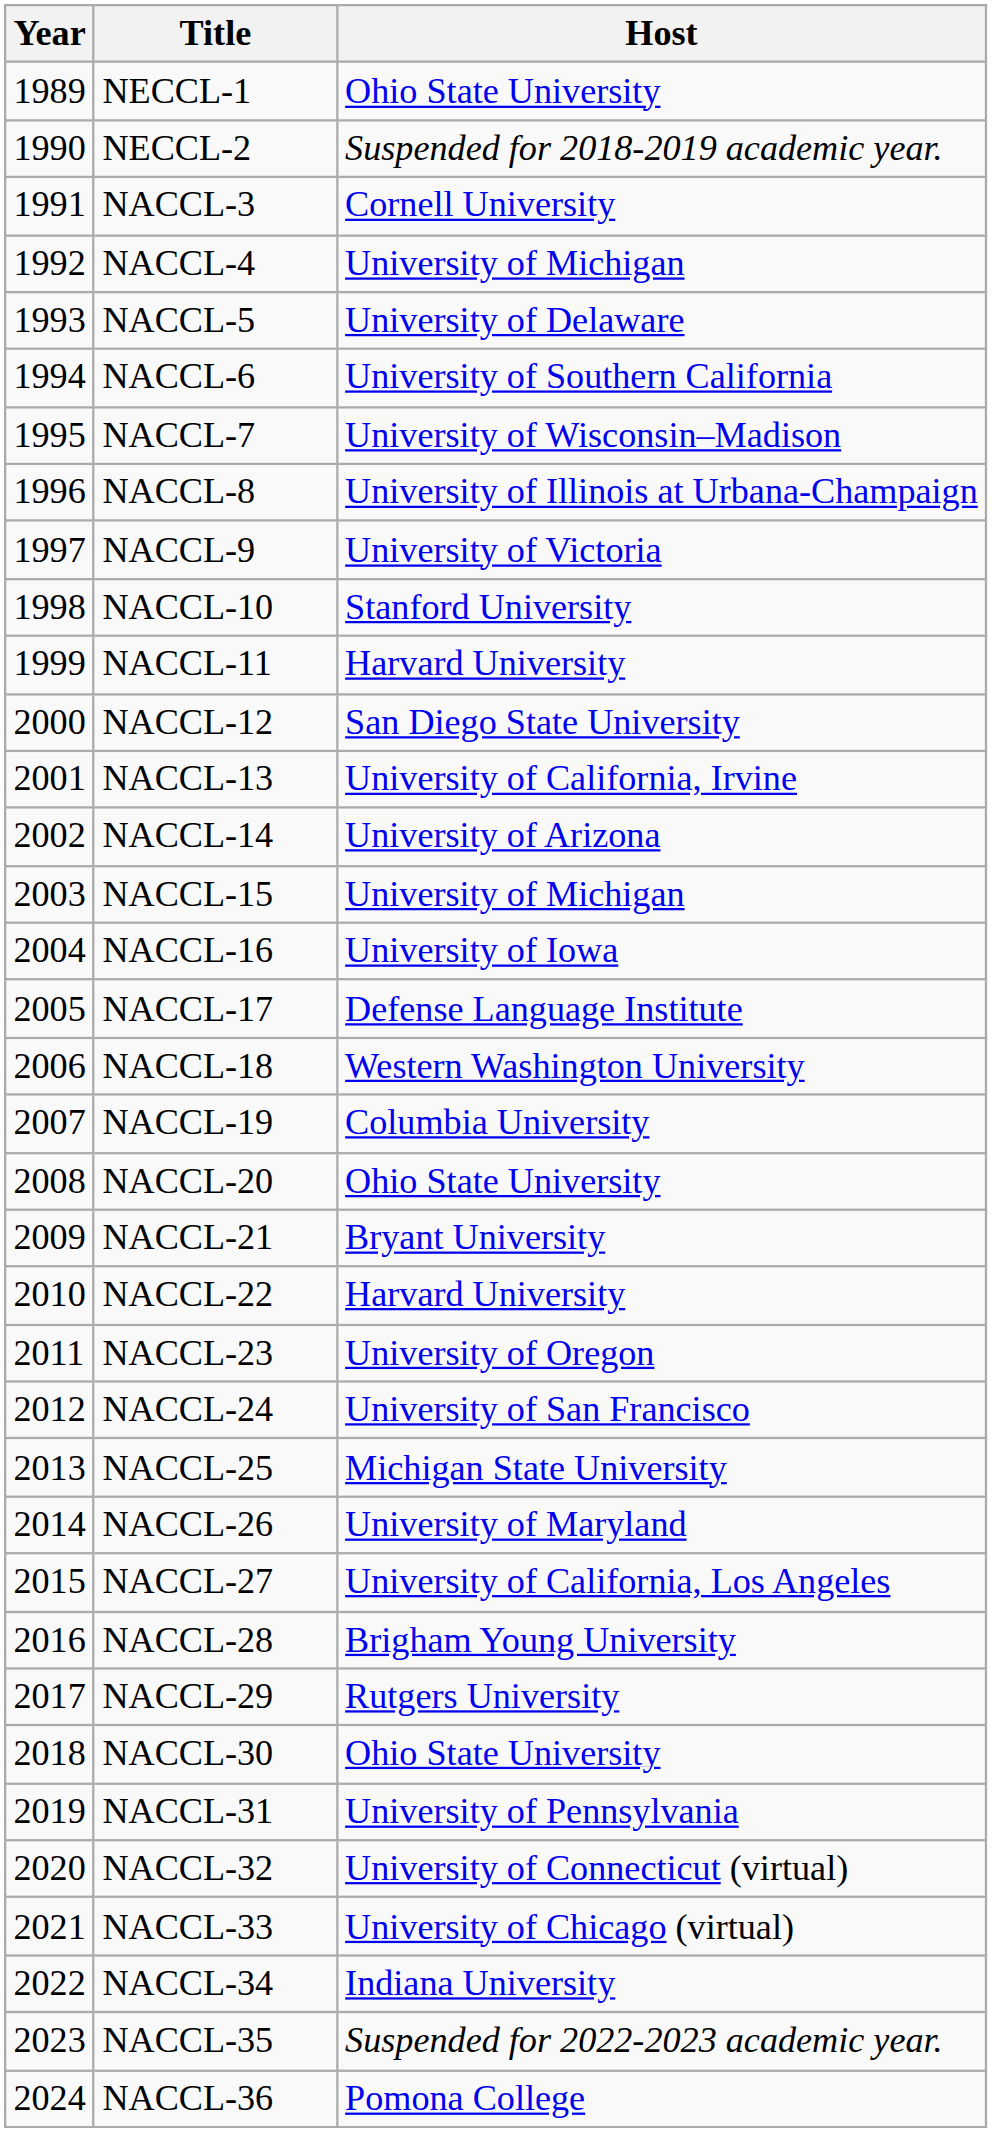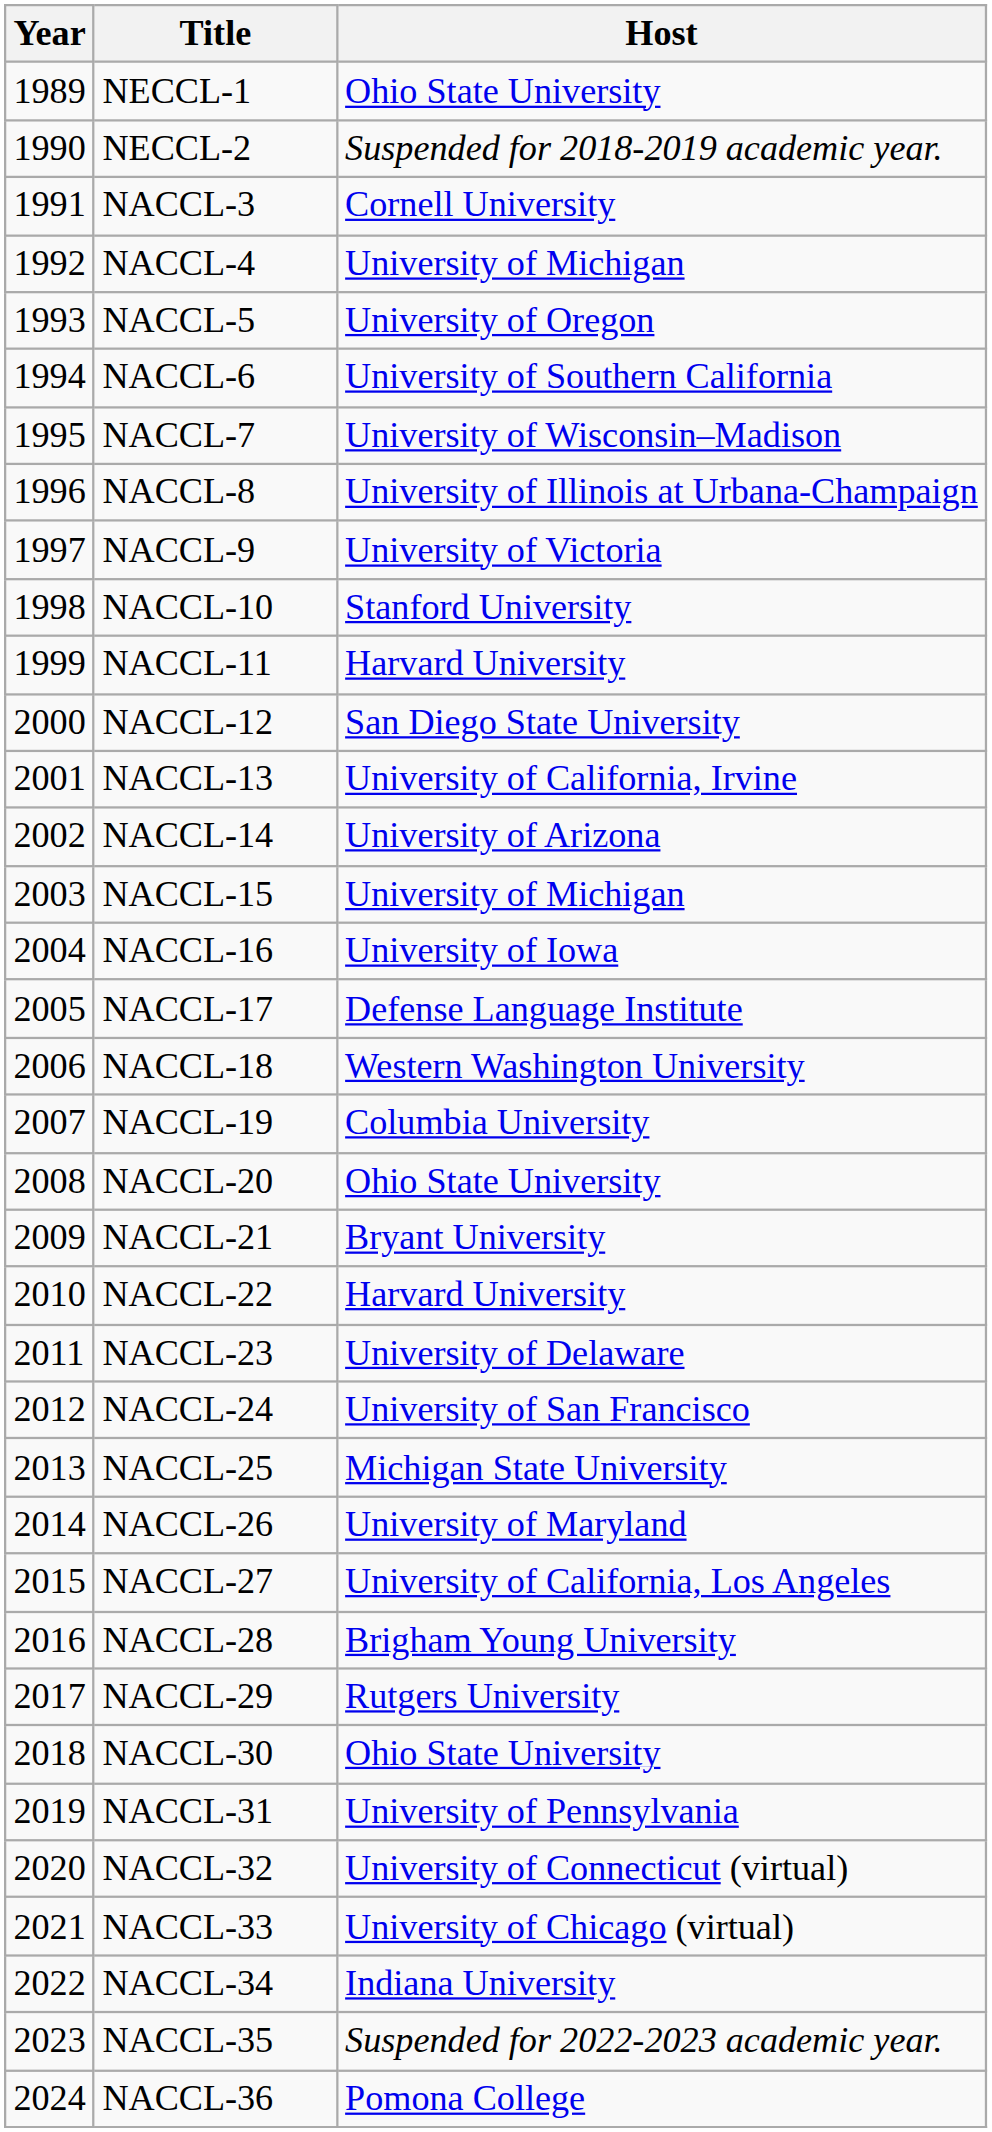(515, 319) University of Delaware -> (500, 319) University of Oregon
(500, 1352) University of Oregon -> (515, 1352) University of Delaware
